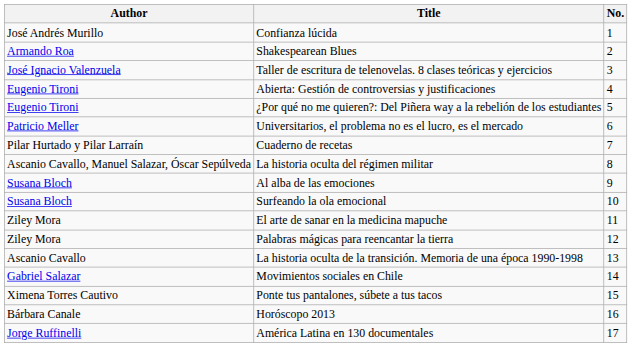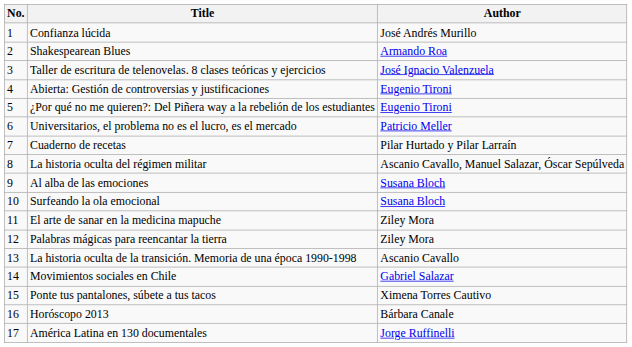columns swapped: (615, 13) <-> (129, 13)
